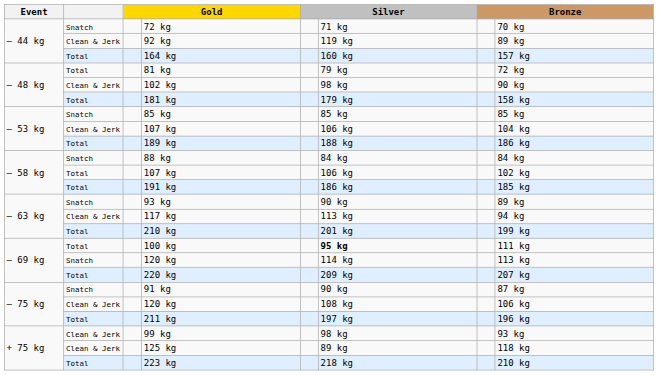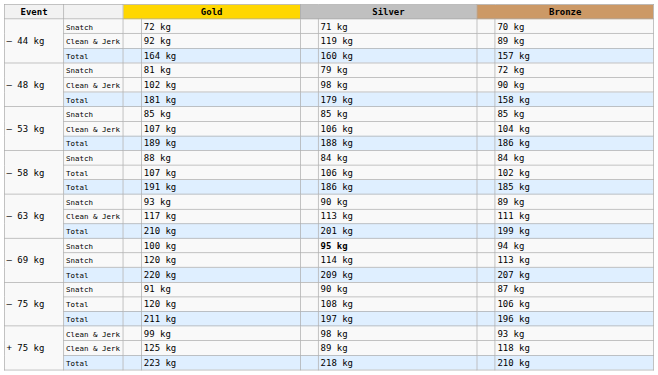(77, 71) Total -> (79, 71) Snatch
(511, 216) 94 kg -> (514, 216) 111 kg
(77, 246) Total -> (79, 246) Snatch
(514, 246) 111 kg -> (511, 246) 94 kg
(93, 305) Clean & Jerk -> (77, 305) Total
